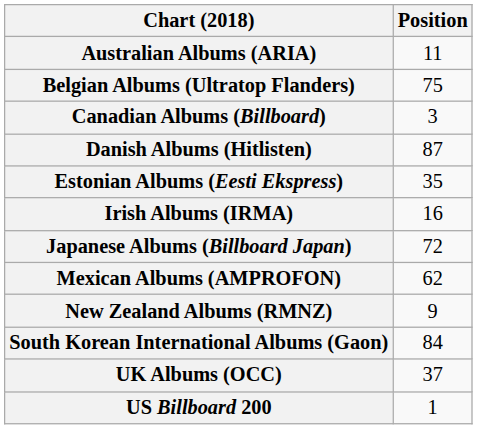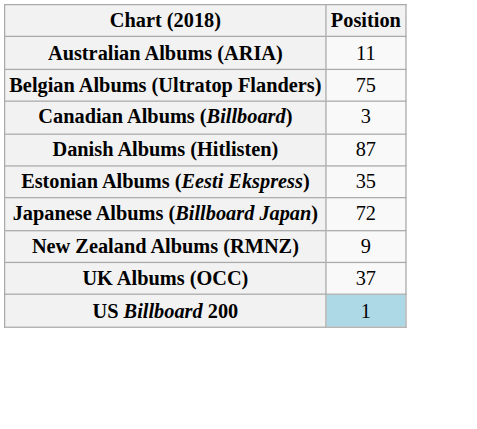- row: (199, 213)
- row: (199, 278)
- row: (199, 342)
(433, 407) no background -> (366, 310) lightblue background
